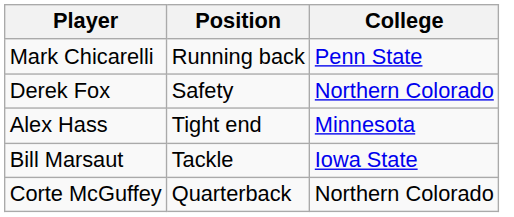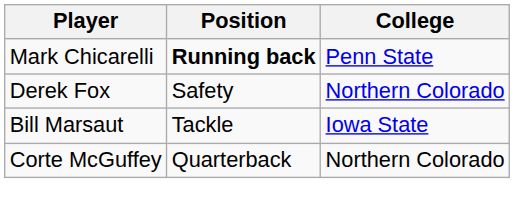(238, 56) normal -> (244, 56) bold
- row: (59, 125)
